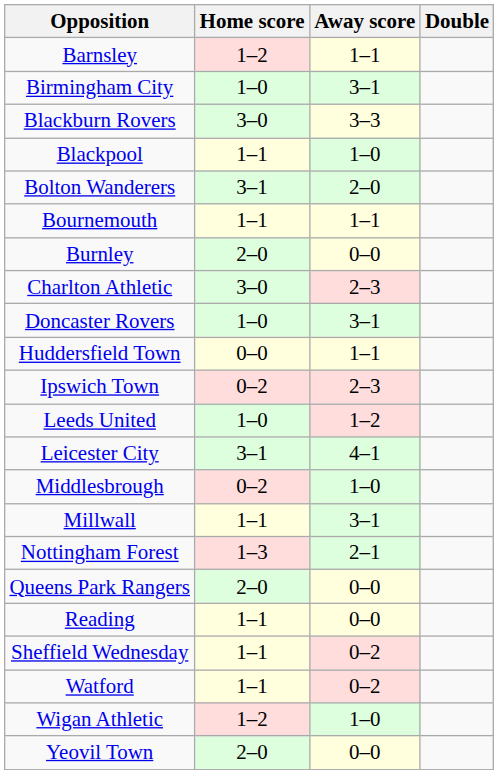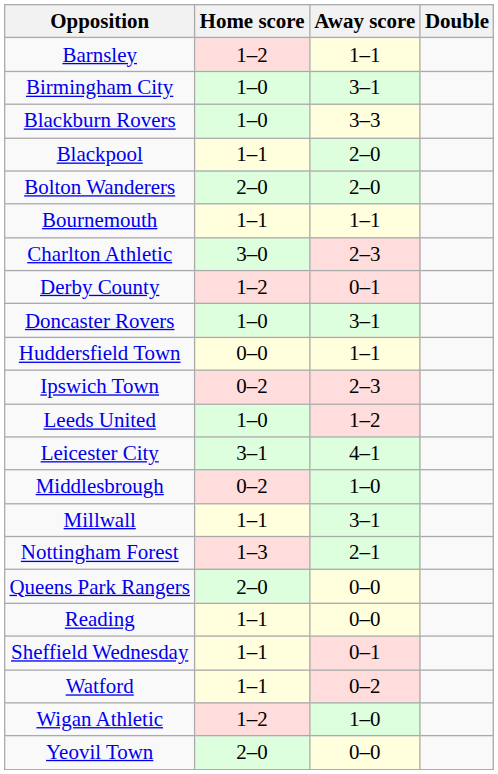(252, 120) 3–0 -> (252, 120) 1–0
(365, 154) 1–0 -> (365, 154) 2–0
(252, 187) 3–1 -> (252, 187) 2–0
- row: (100, 253)
+ row: (100, 287)
(365, 652) 0–2 -> (365, 652) 0–1
